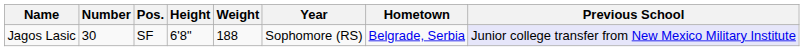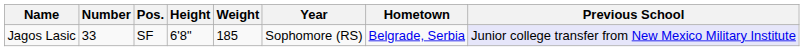(89, 35) 30 -> (89, 35) 33
(227, 35) 188 -> (227, 35) 185
